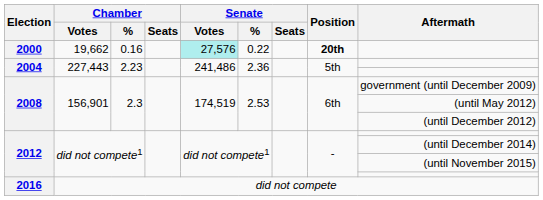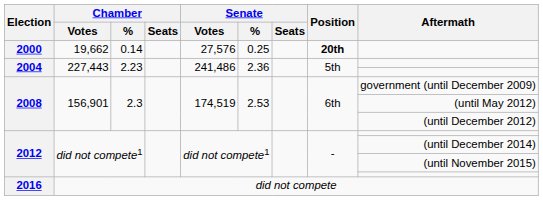(131, 49) 0.16 -> (131, 49) 0.14
(218, 49) paleturquoise background -> (218, 49) no background
(258, 49) 0.22 -> (258, 49) 0.25
